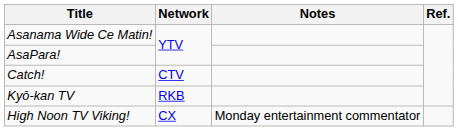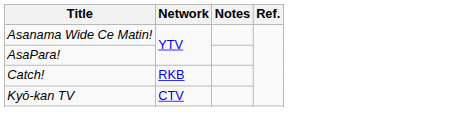(171, 75) CTV -> (171, 75) RKB
(171, 95) RKB -> (171, 95) CTV
- row: (68, 116)
